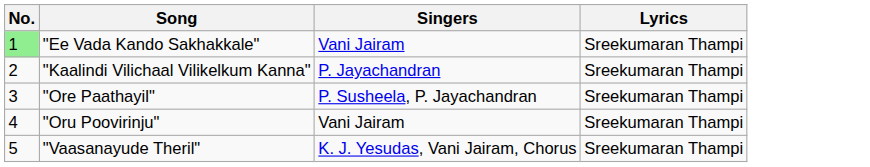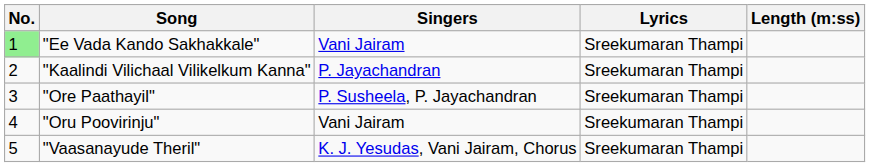+ column: (806, 18)
